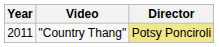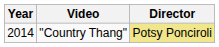(20, 33) 2011 -> (20, 33) 2014
